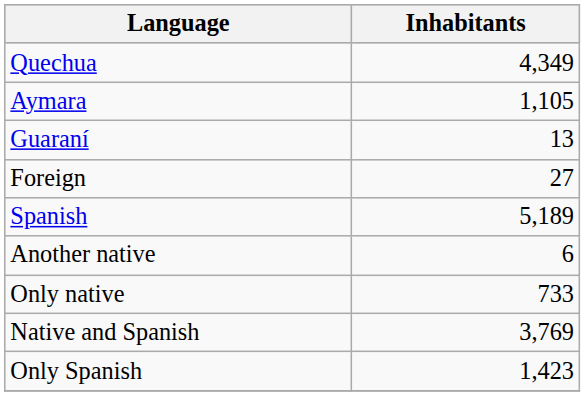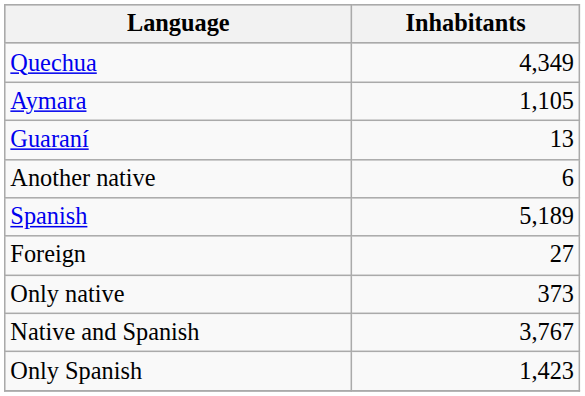rows swapped: (83, 255) <-> (48, 178)
(556, 293) 733 -> (556, 293) 373
(547, 332) 3,769 -> (547, 332) 3,767
